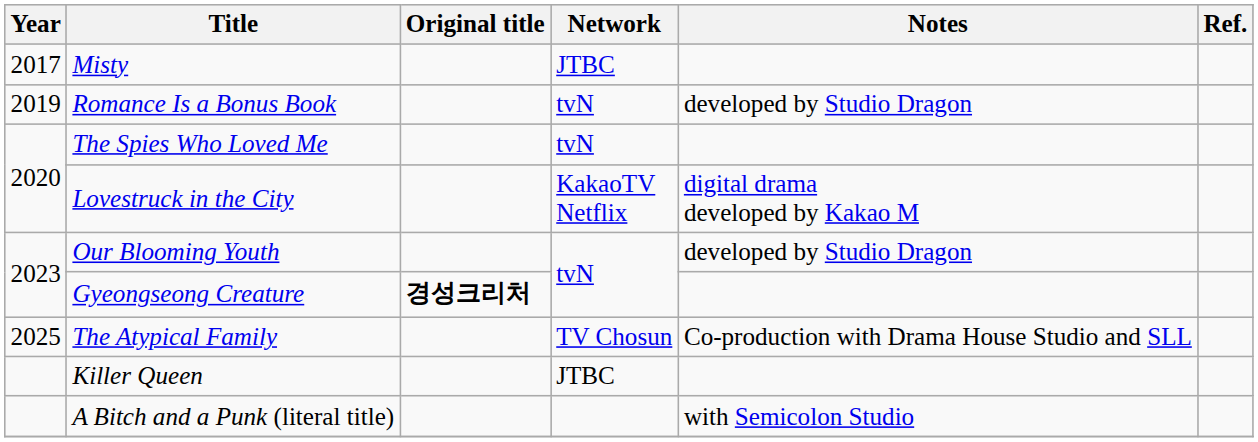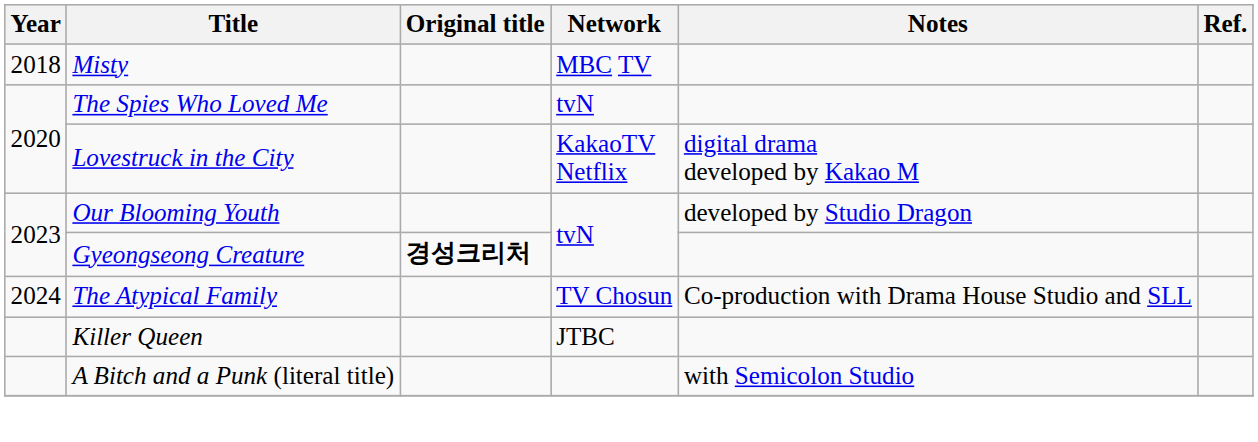(36, 64) 2017 -> (36, 64) 2018
(586, 64) JTBC -> (604, 64) MBC TV
- row: (204, 104)
(36, 336) 2025 -> (36, 296) 2024
